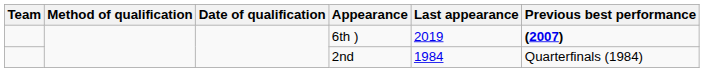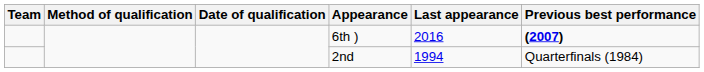(429, 36) 2019 -> (429, 36) 2016
(429, 57) 1984 -> (429, 57) 1994
